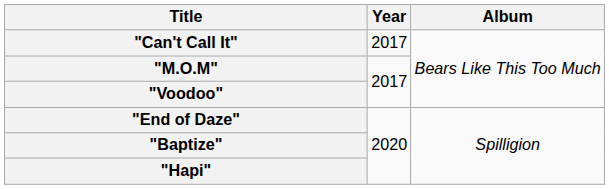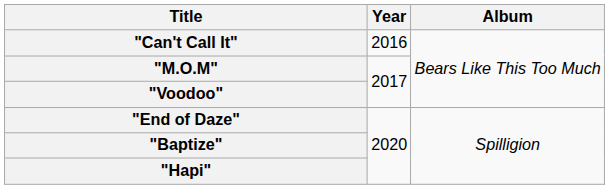(389, 42) 2017 -> (389, 42) 2016
